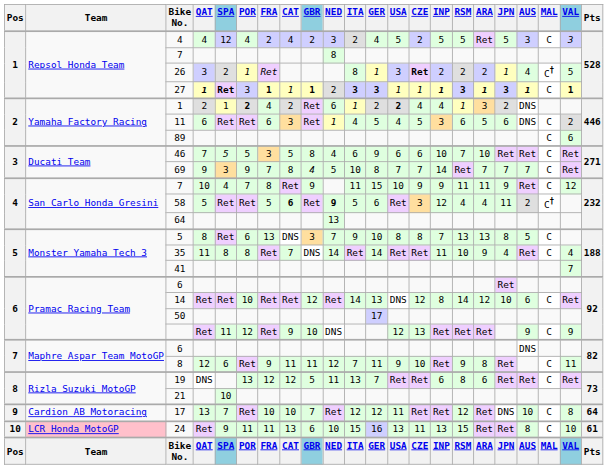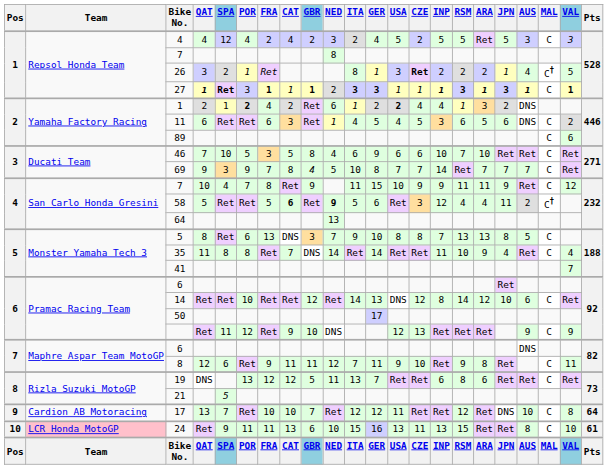(226, 154) 5 -> (226, 154) 10
(226, 396) 10 -> (226, 396) 5
